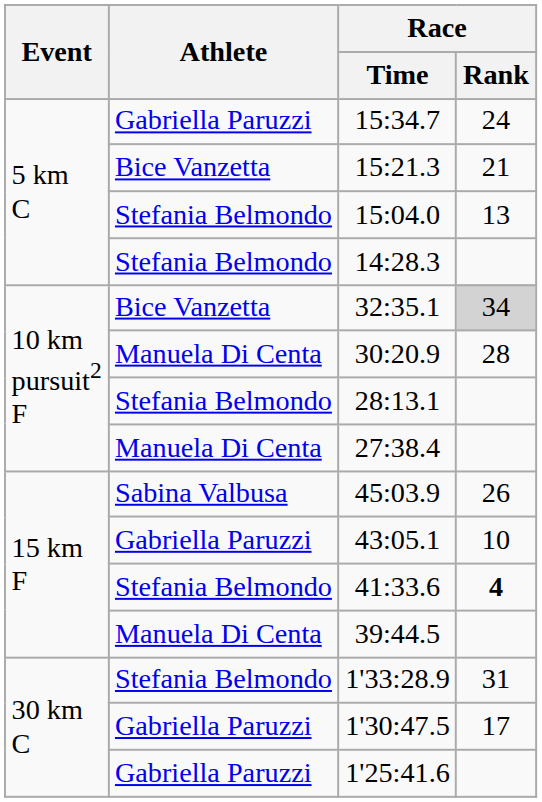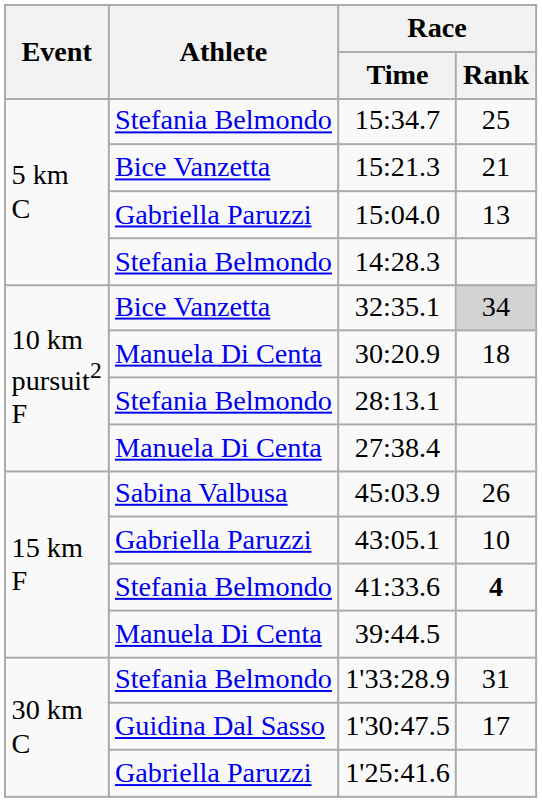(213, 121) Gabriella Paruzzi -> (223, 121) Stefania Belmondo
(496, 121) 24 -> (496, 121) 25
(223, 214) Stefania Belmondo -> (213, 214) Gabriella Paruzzi
(496, 354) 28 -> (496, 354) 18
(213, 726) Gabriella Paruzzi -> (220, 726) Guidina Dal Sasso
